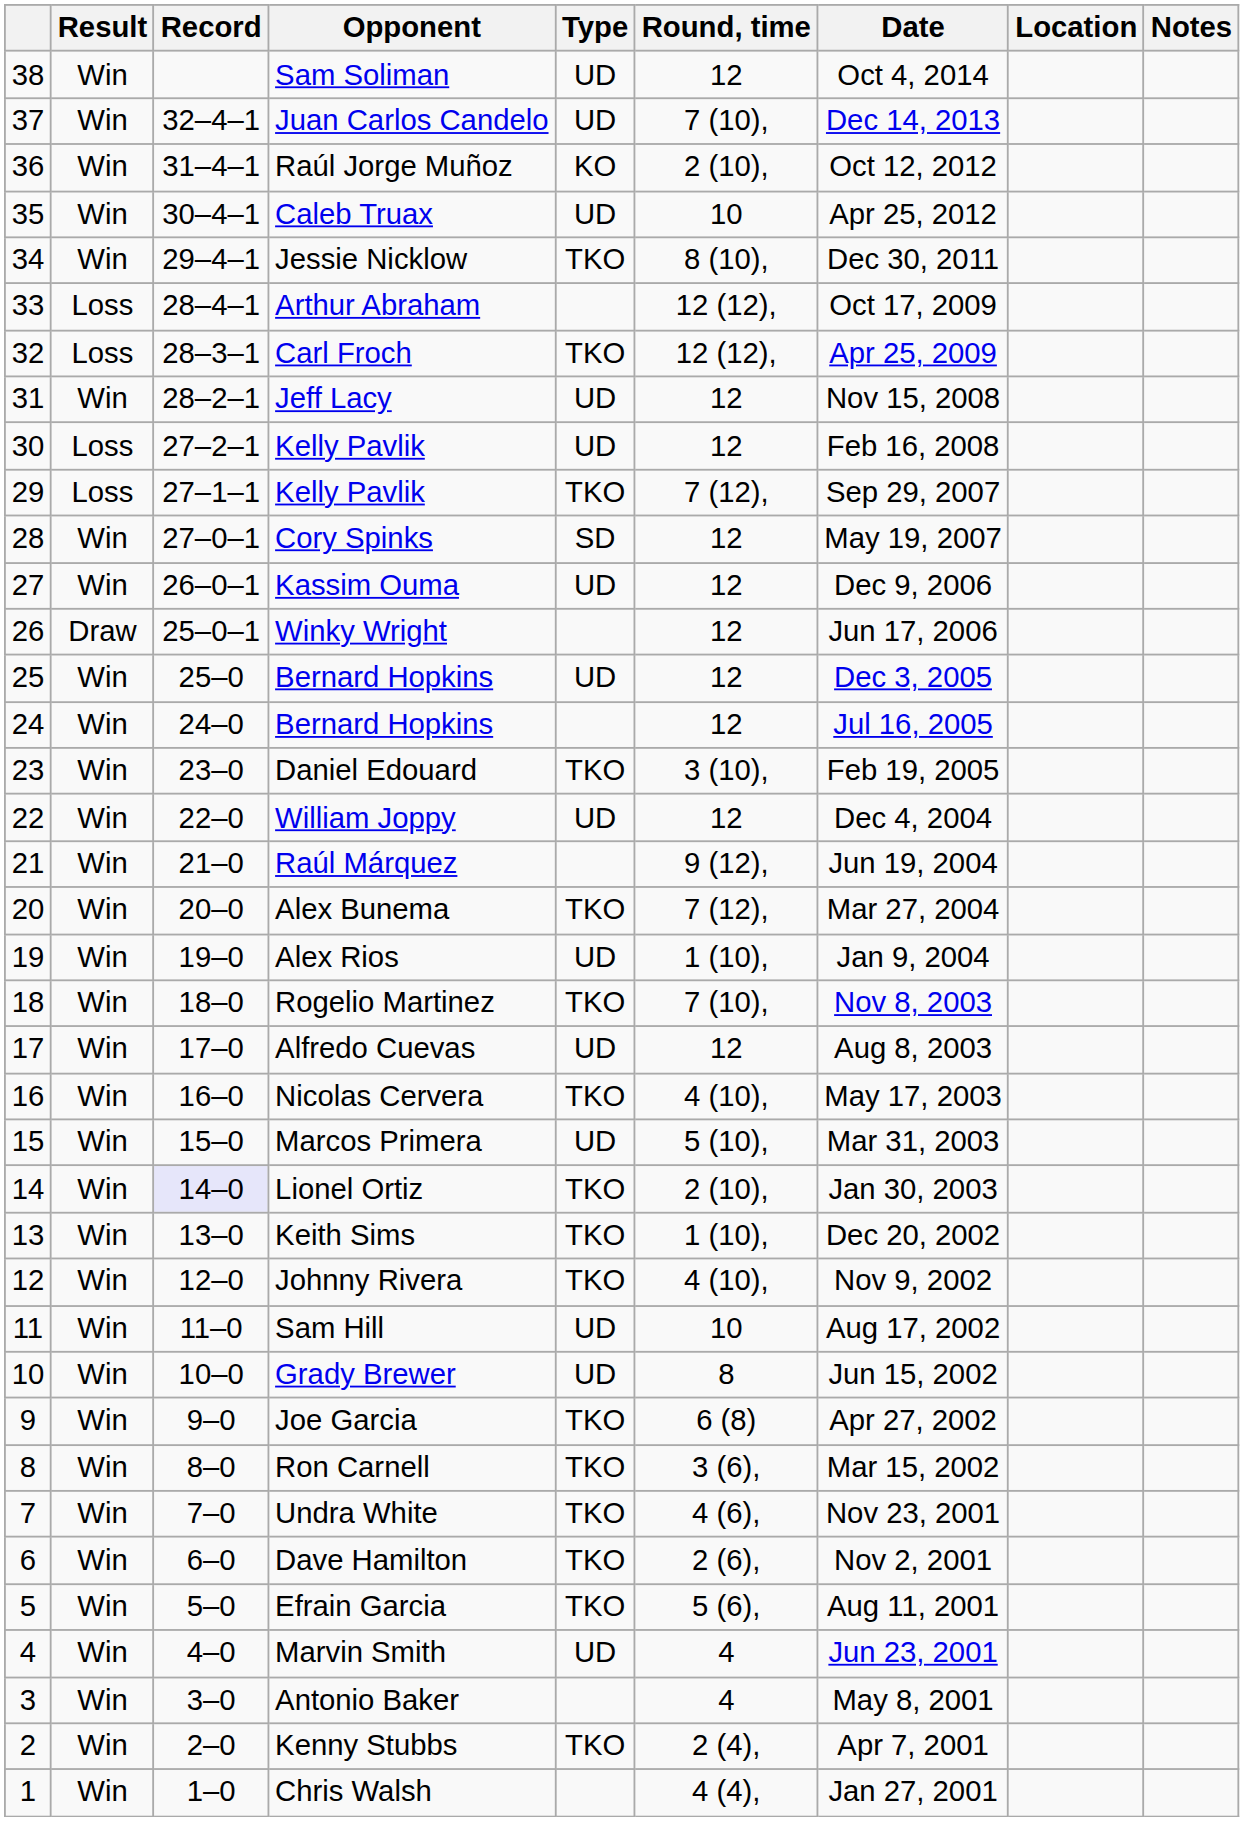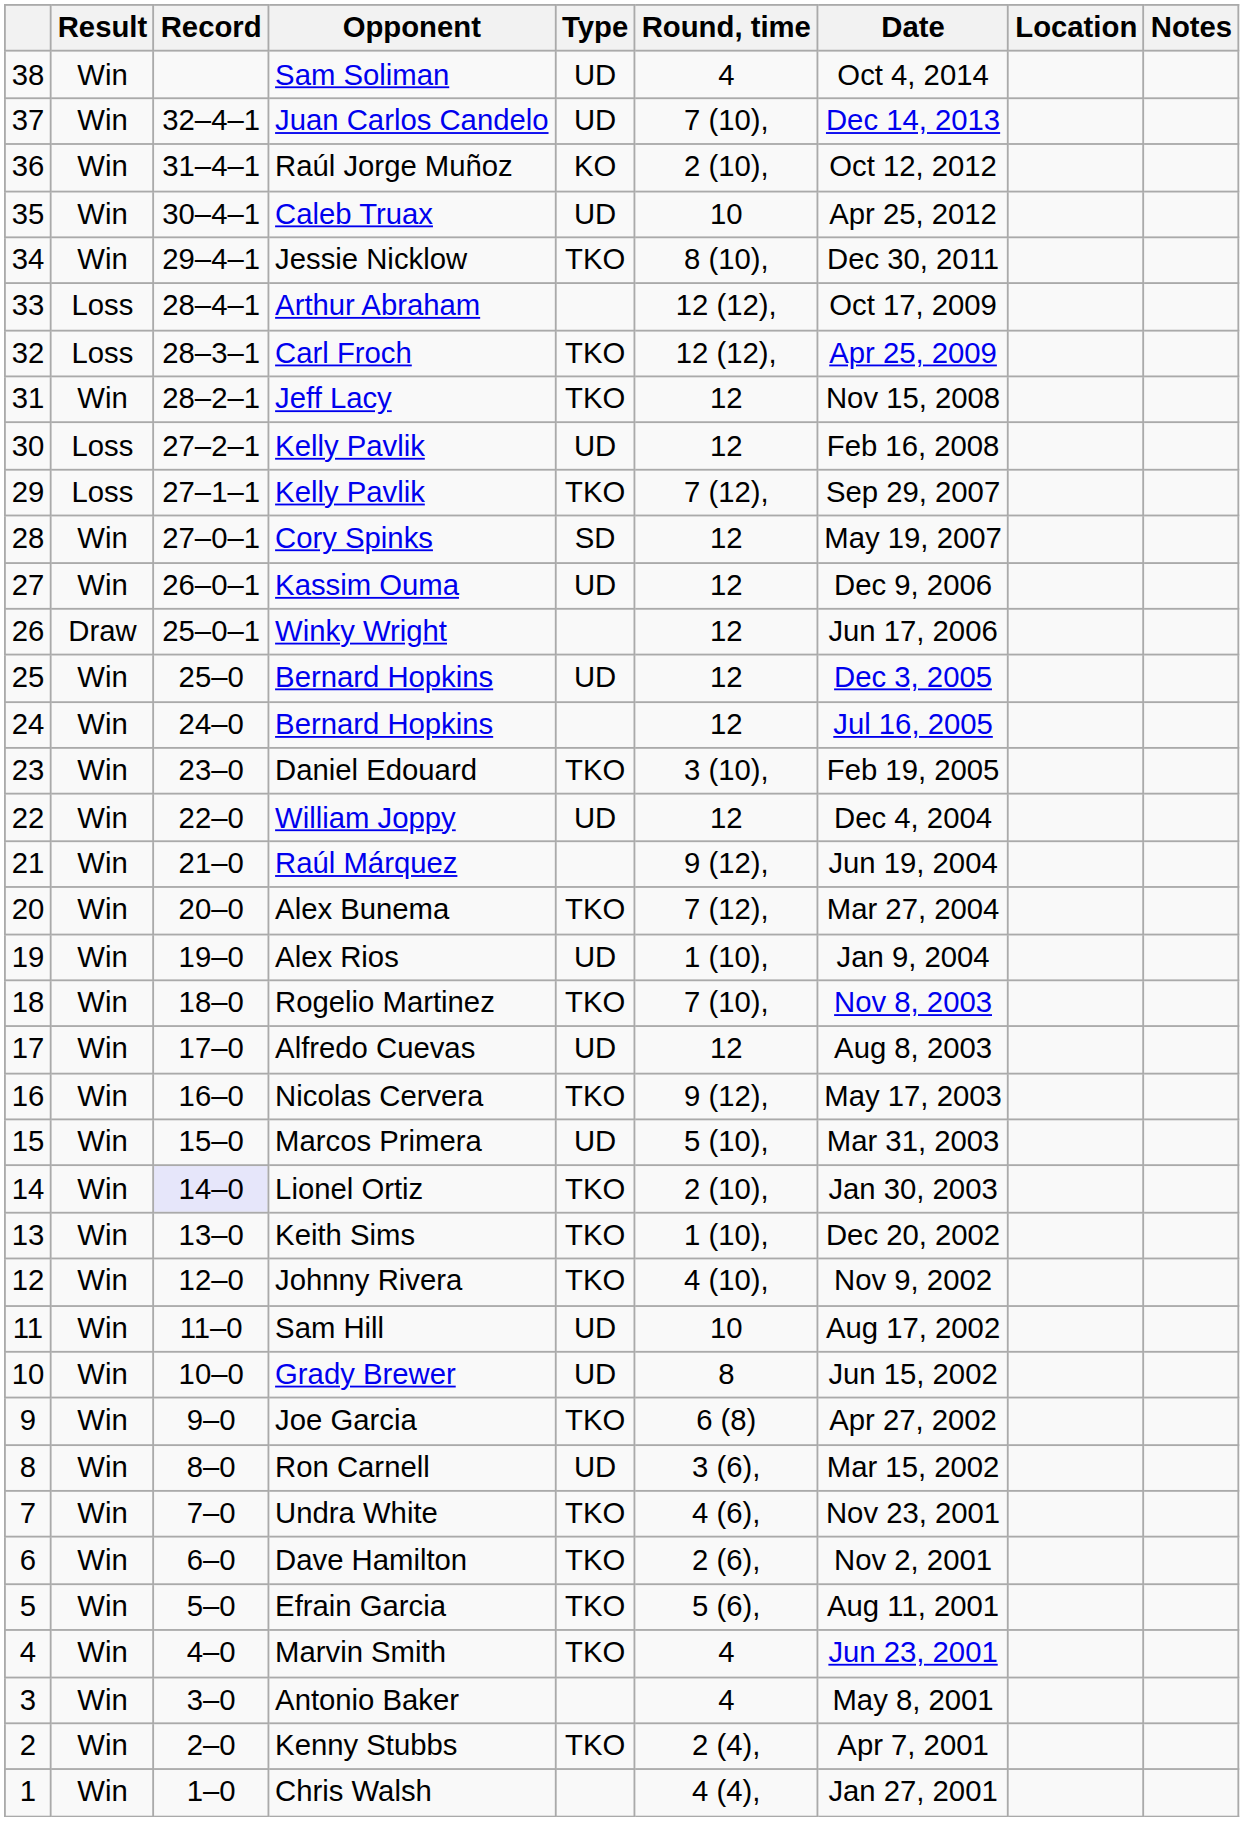(726, 74) 12 -> (726, 74) 4
(595, 399) UD -> (595, 399) TKO
(726, 1095) 4 (10), -> (726, 1095) 9 (12),
(595, 1467) TKO -> (595, 1467) UD
(595, 1652) UD -> (595, 1652) TKO
